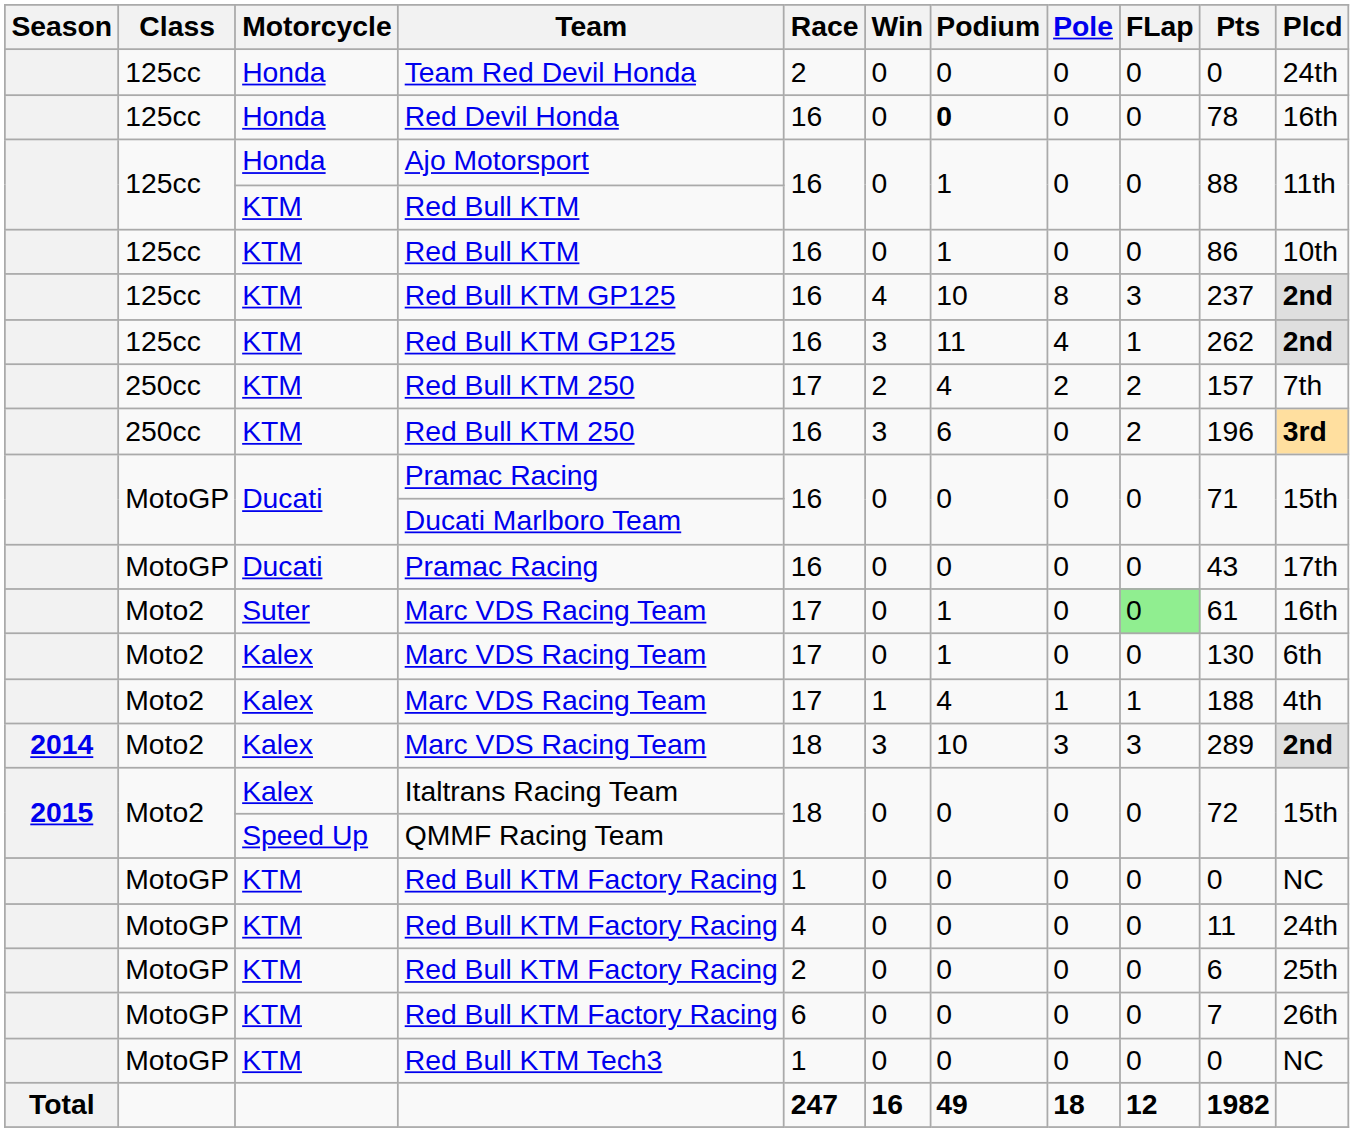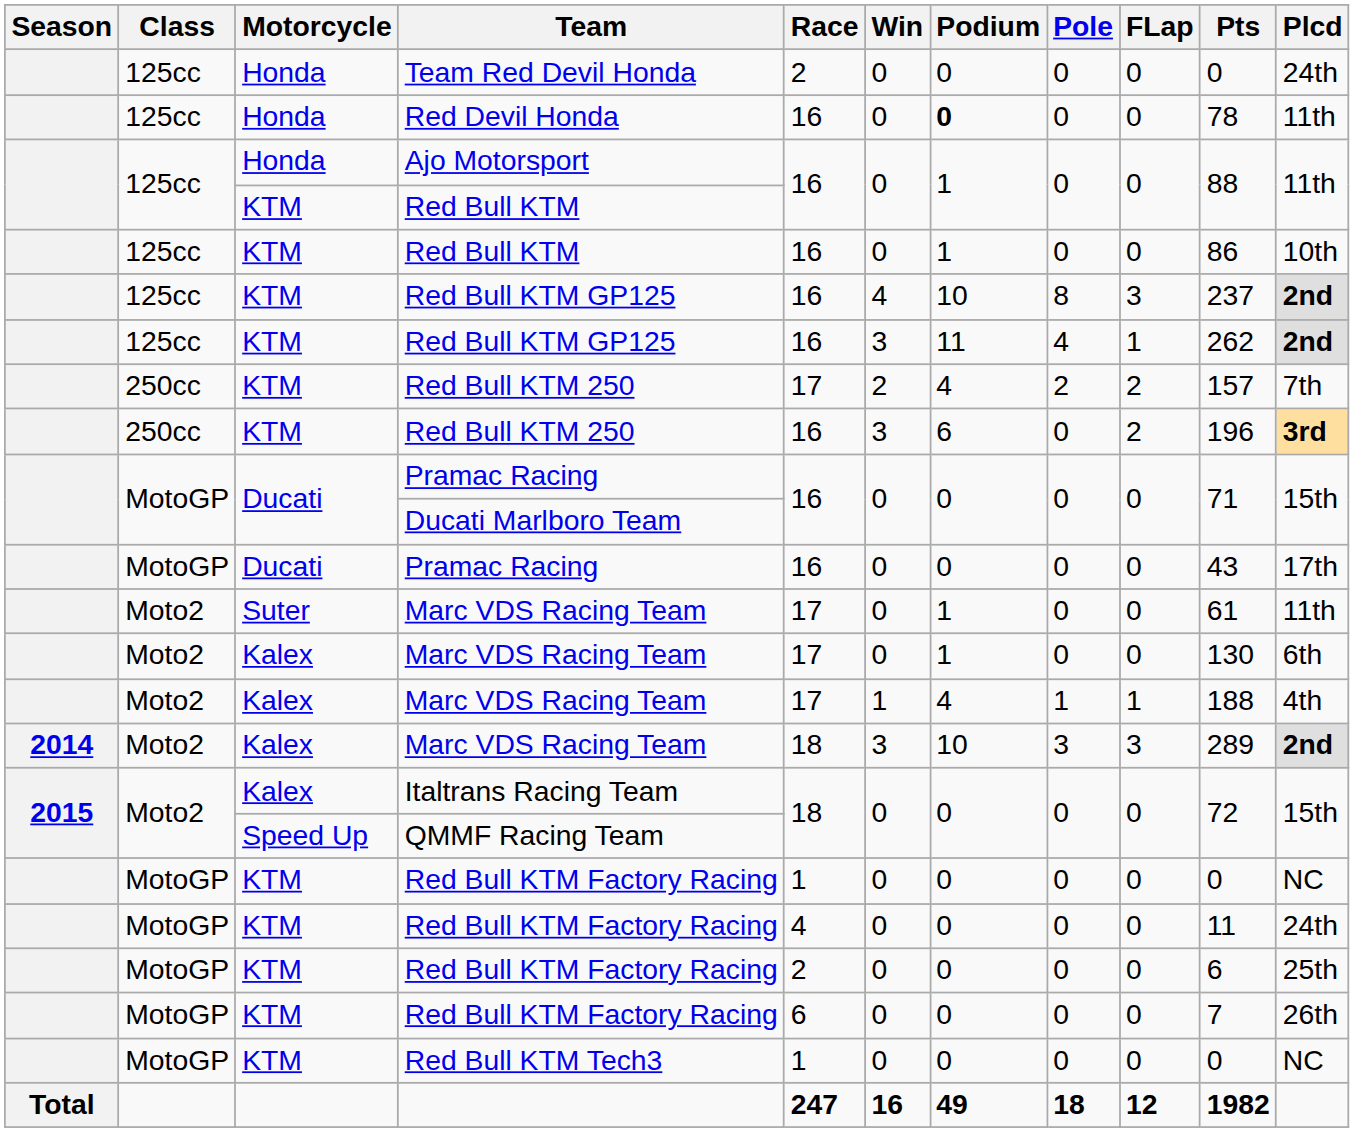(1310, 116) 16th -> (1309, 116) 11th
(1134, 610) lightgreen background -> (1134, 610) no background
(1310, 610) 16th -> (1309, 610) 11th
